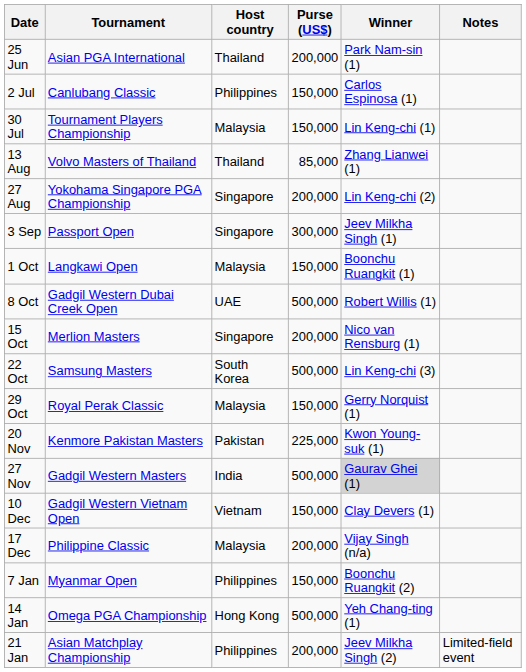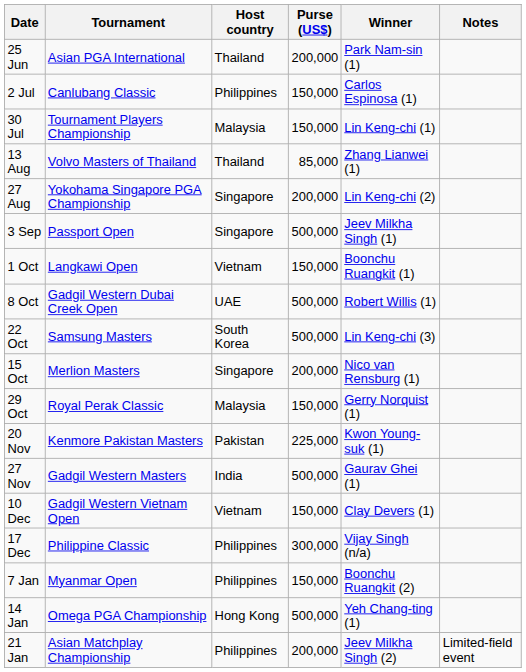(315, 231) 300,000 -> (315, 231) 500,000
(240, 266) Malaysia -> (238, 266) Vietnam
rows swapped: (17, 336) <-> (17, 371)
(381, 476) lightgrey background -> (381, 476) no background
(240, 546) Malaysia -> (246, 546) Philippines
(315, 546) 200,000 -> (315, 546) 300,000
